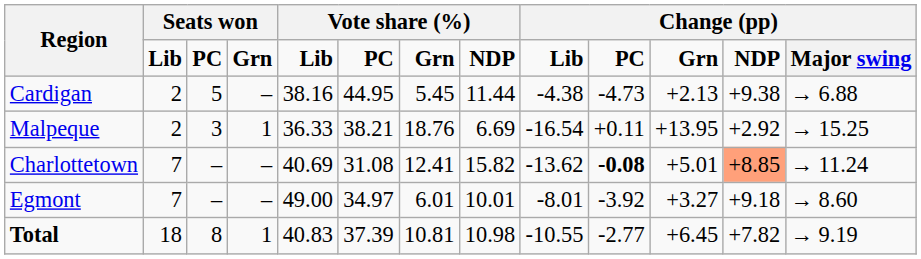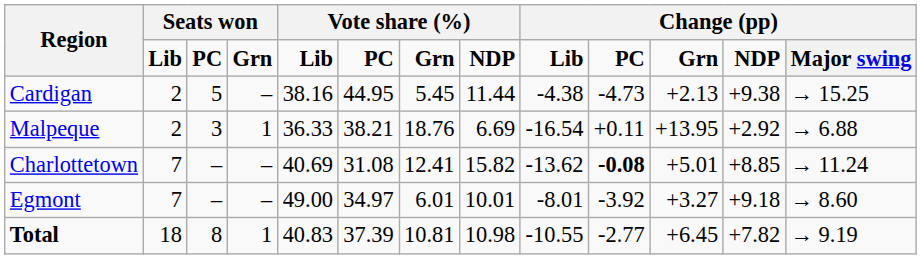(824, 93) → 6.88 -> (830, 93) → 15.25
(830, 128) → 15.25 -> (824, 128) → 6.88
(754, 164) lightsalmon background -> (754, 164) no background
